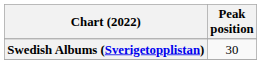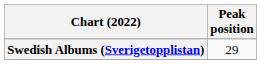(232, 49) 30 -> (232, 49) 29
